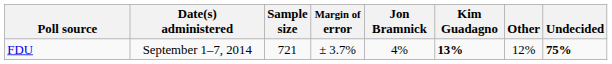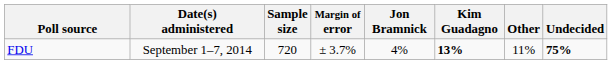(287, 49) 721 -> (287, 49) 720
(524, 49) 12% -> (524, 49) 11%
